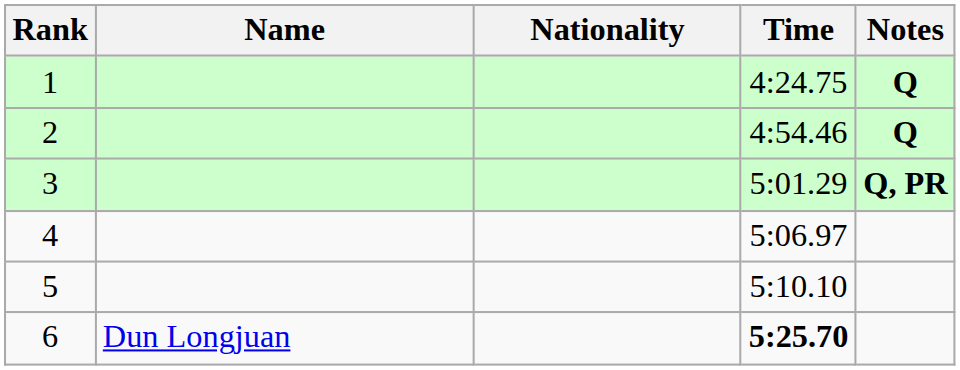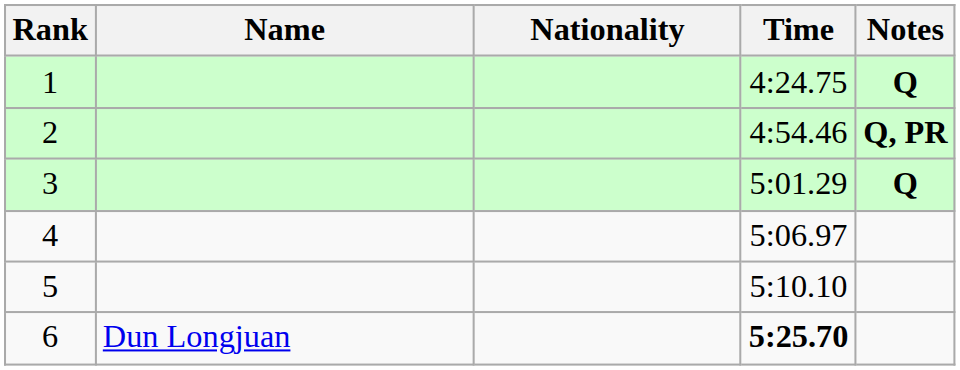(905, 132) Q -> (905, 132) Q, PR
(905, 183) Q, PR -> (905, 183) Q
